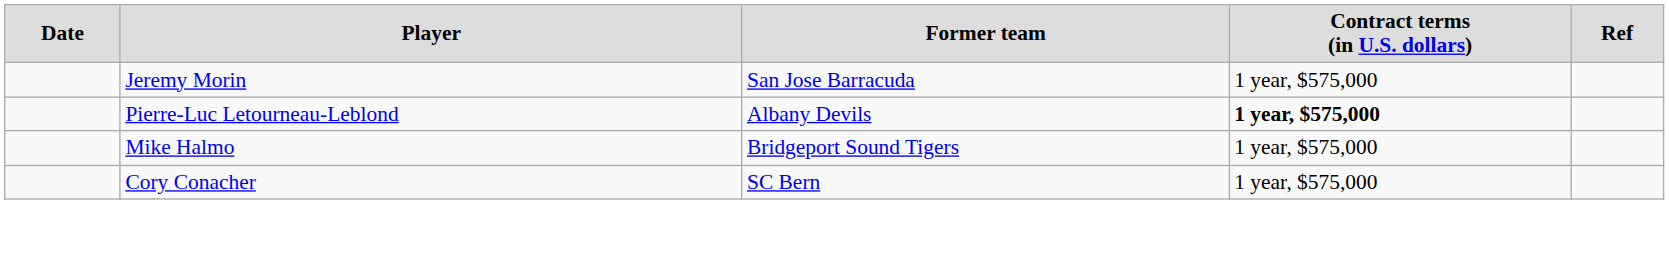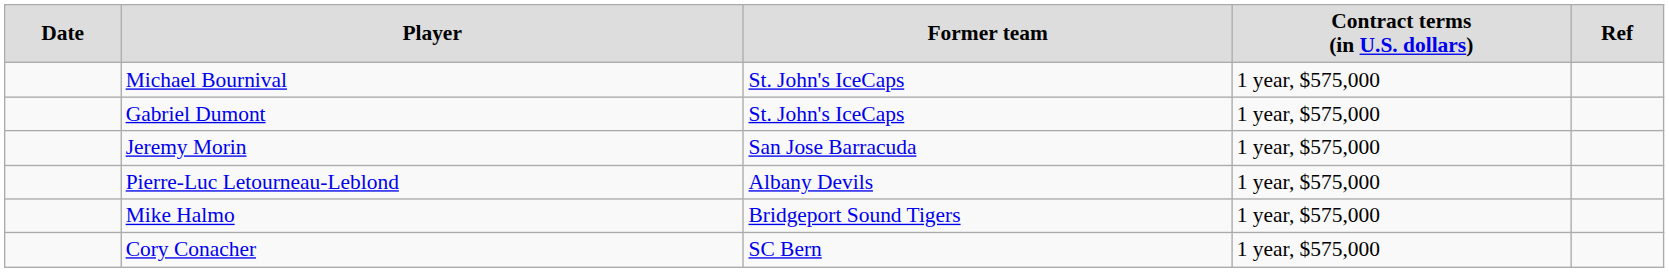+ row: (206, 79)
+ row: (196, 113)
(1307, 113) bold -> (1308, 181) normal
